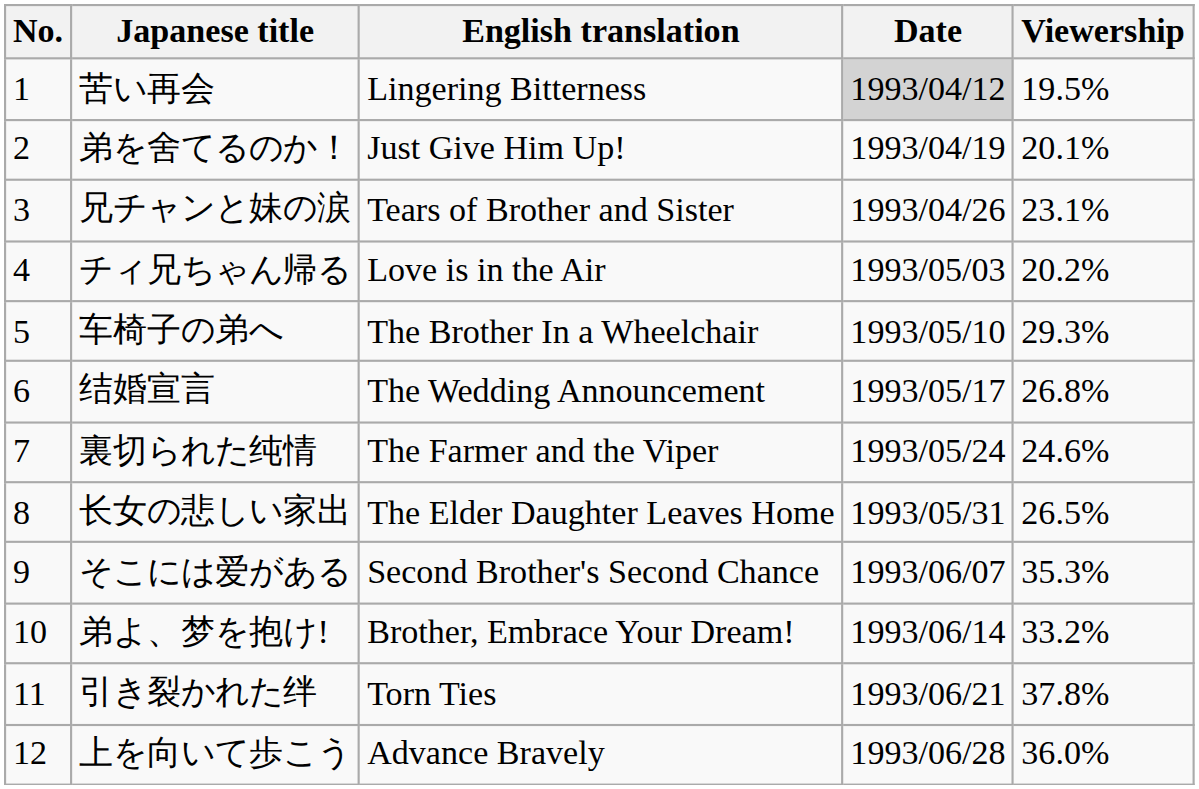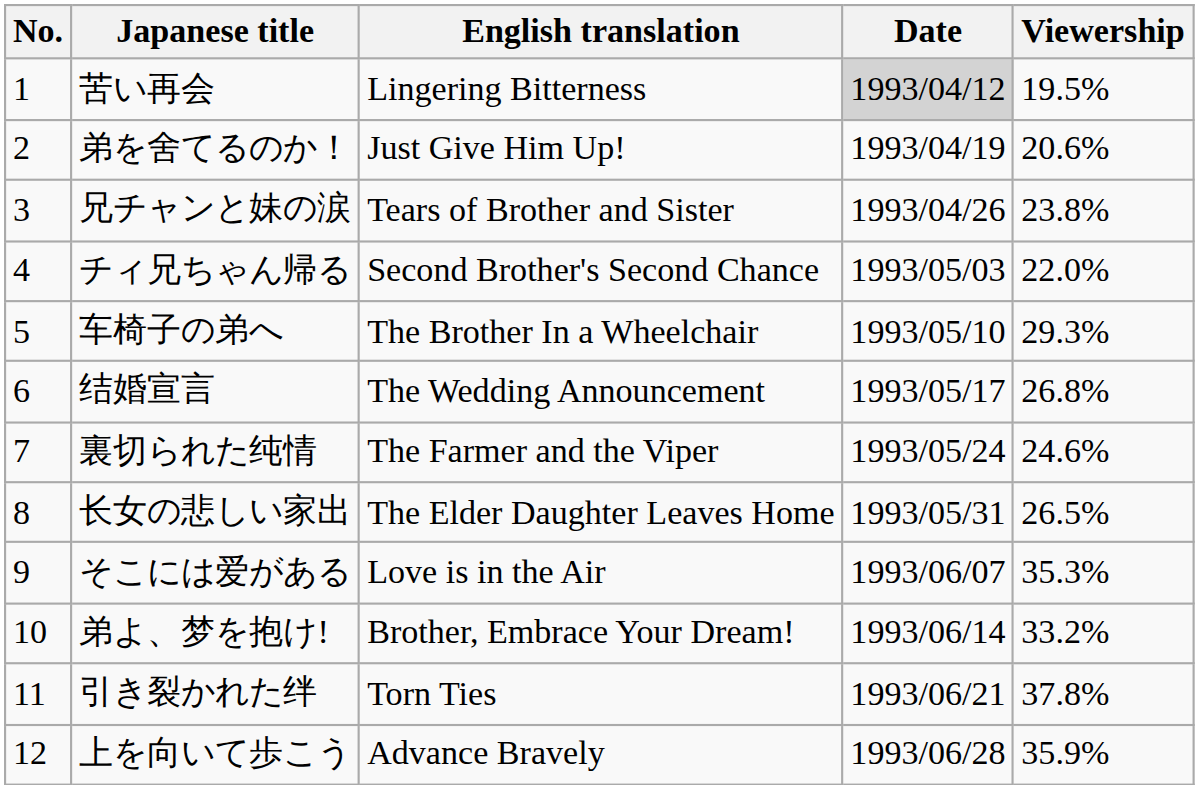(1065, 149) 20.1% -> (1065, 149) 20.6%
(1065, 209) 23.1% -> (1065, 209) 23.8%
(486, 270) Love is in the Air -> (593, 270) Second Brother's Second Chance
(1065, 270) 20.2% -> (1065, 270) 22.0%
(593, 572) Second Brother's Second Chance -> (486, 572) Love is in the Air
(1065, 753) 36.0% -> (1065, 753) 35.9%
